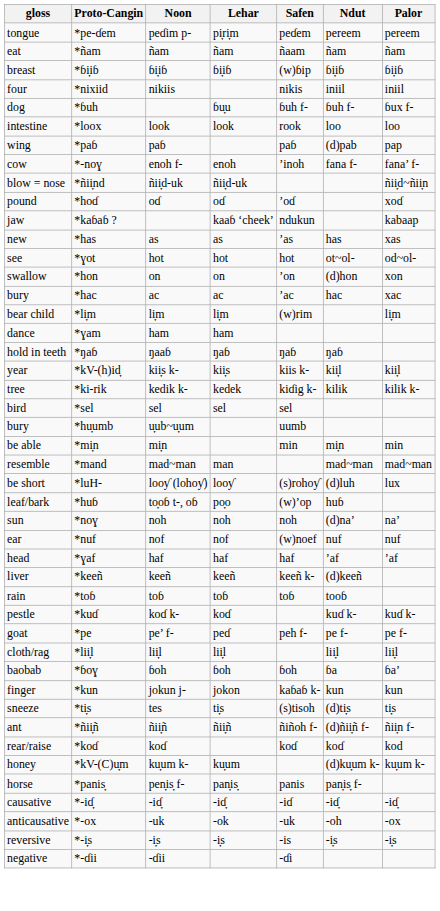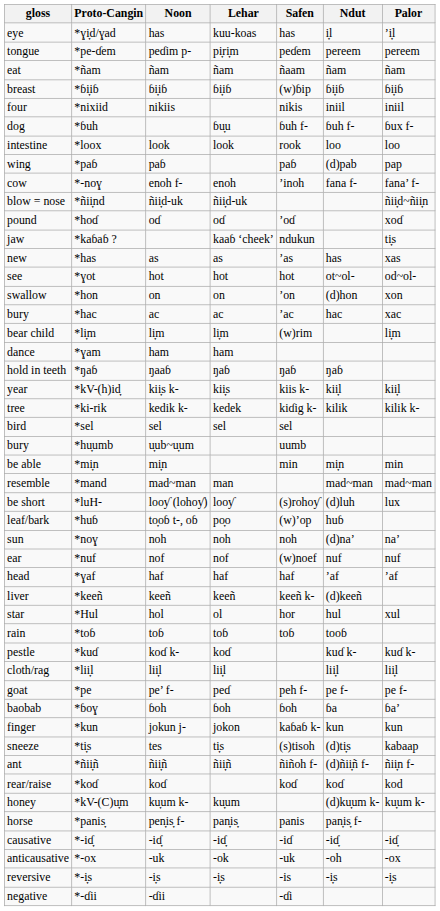+ row: (95, 32)
(402, 220) kabaap -> (390, 239) ti̟s
+ row: (86, 614)
rows swapped: (83, 633) <-> (84, 652)
(390, 708) ti̟s -> (402, 746) kabaap
